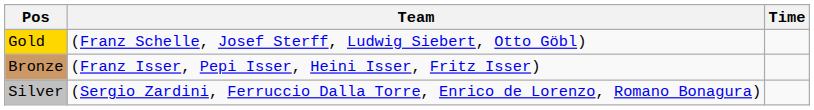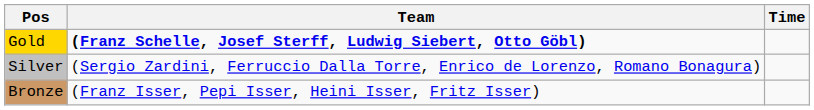(329, 42) normal -> (329, 42) bold
rows swapped: (36, 92) <-> (36, 67)
